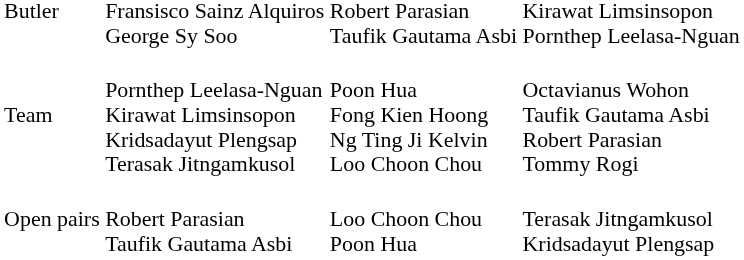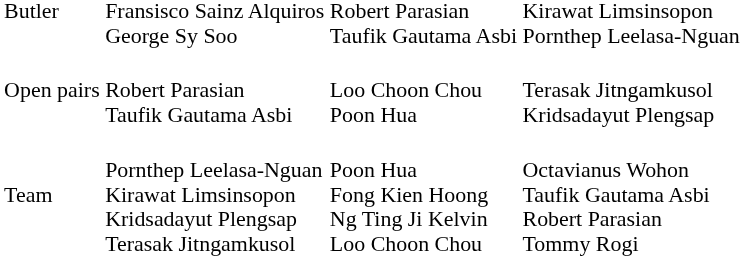rows swapped: (52, 219) <-> (28, 115)
